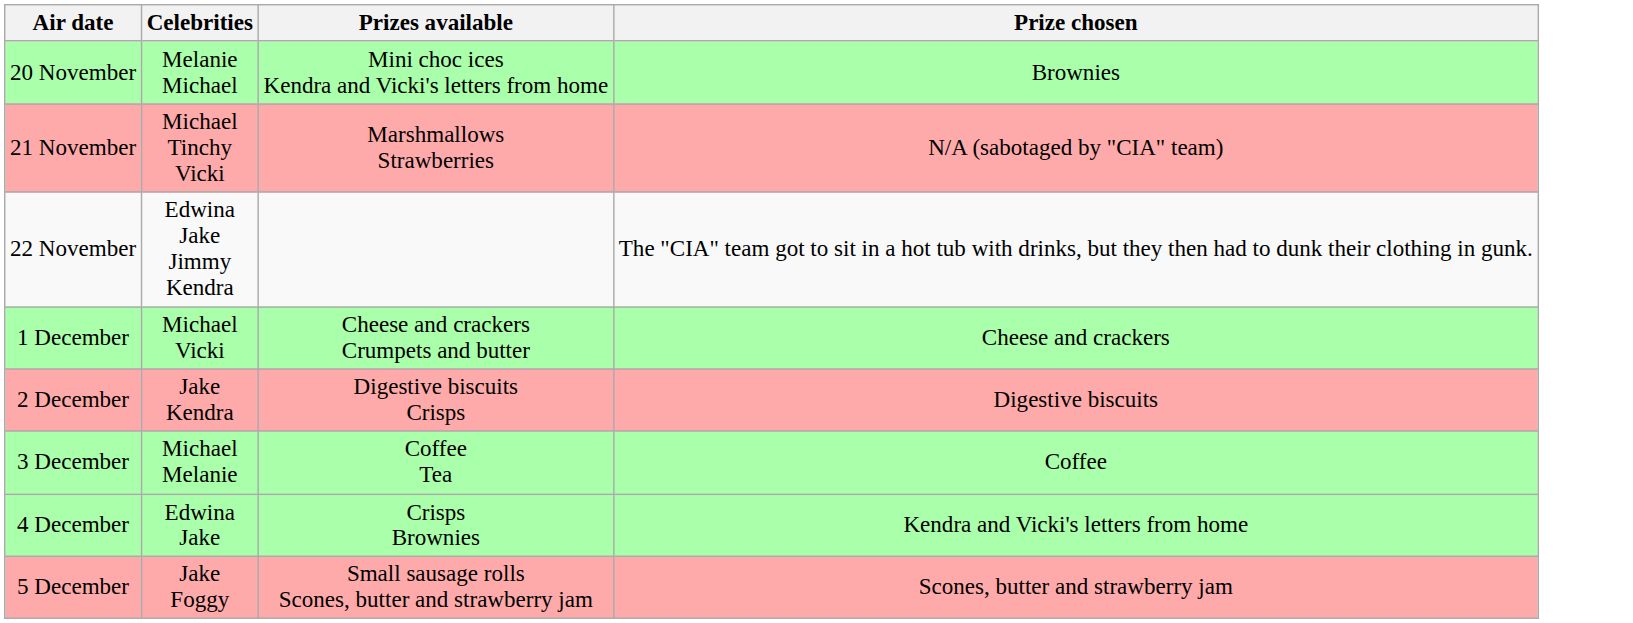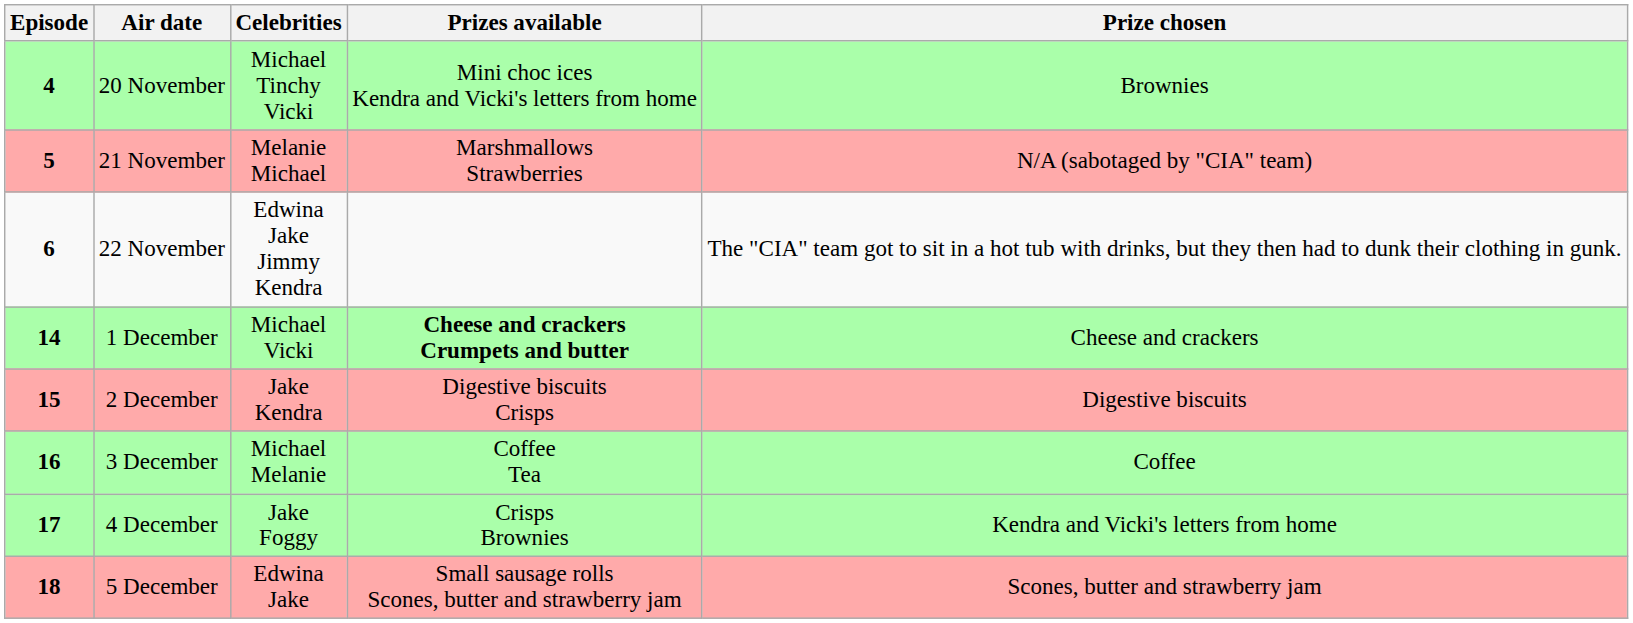+ column: (49, 22)
(200, 72) Melanie Michael -> (289, 85) Michael Tinchy Vicki
(200, 147) Michael Tinchy Vicki -> (289, 160) Melanie Michael
(436, 337) normal -> (525, 337) bold
(200, 524) Edwina Jake -> (289, 524) Jake Foggy
(200, 587) Jake Foggy -> (289, 587) Edwina Jake
